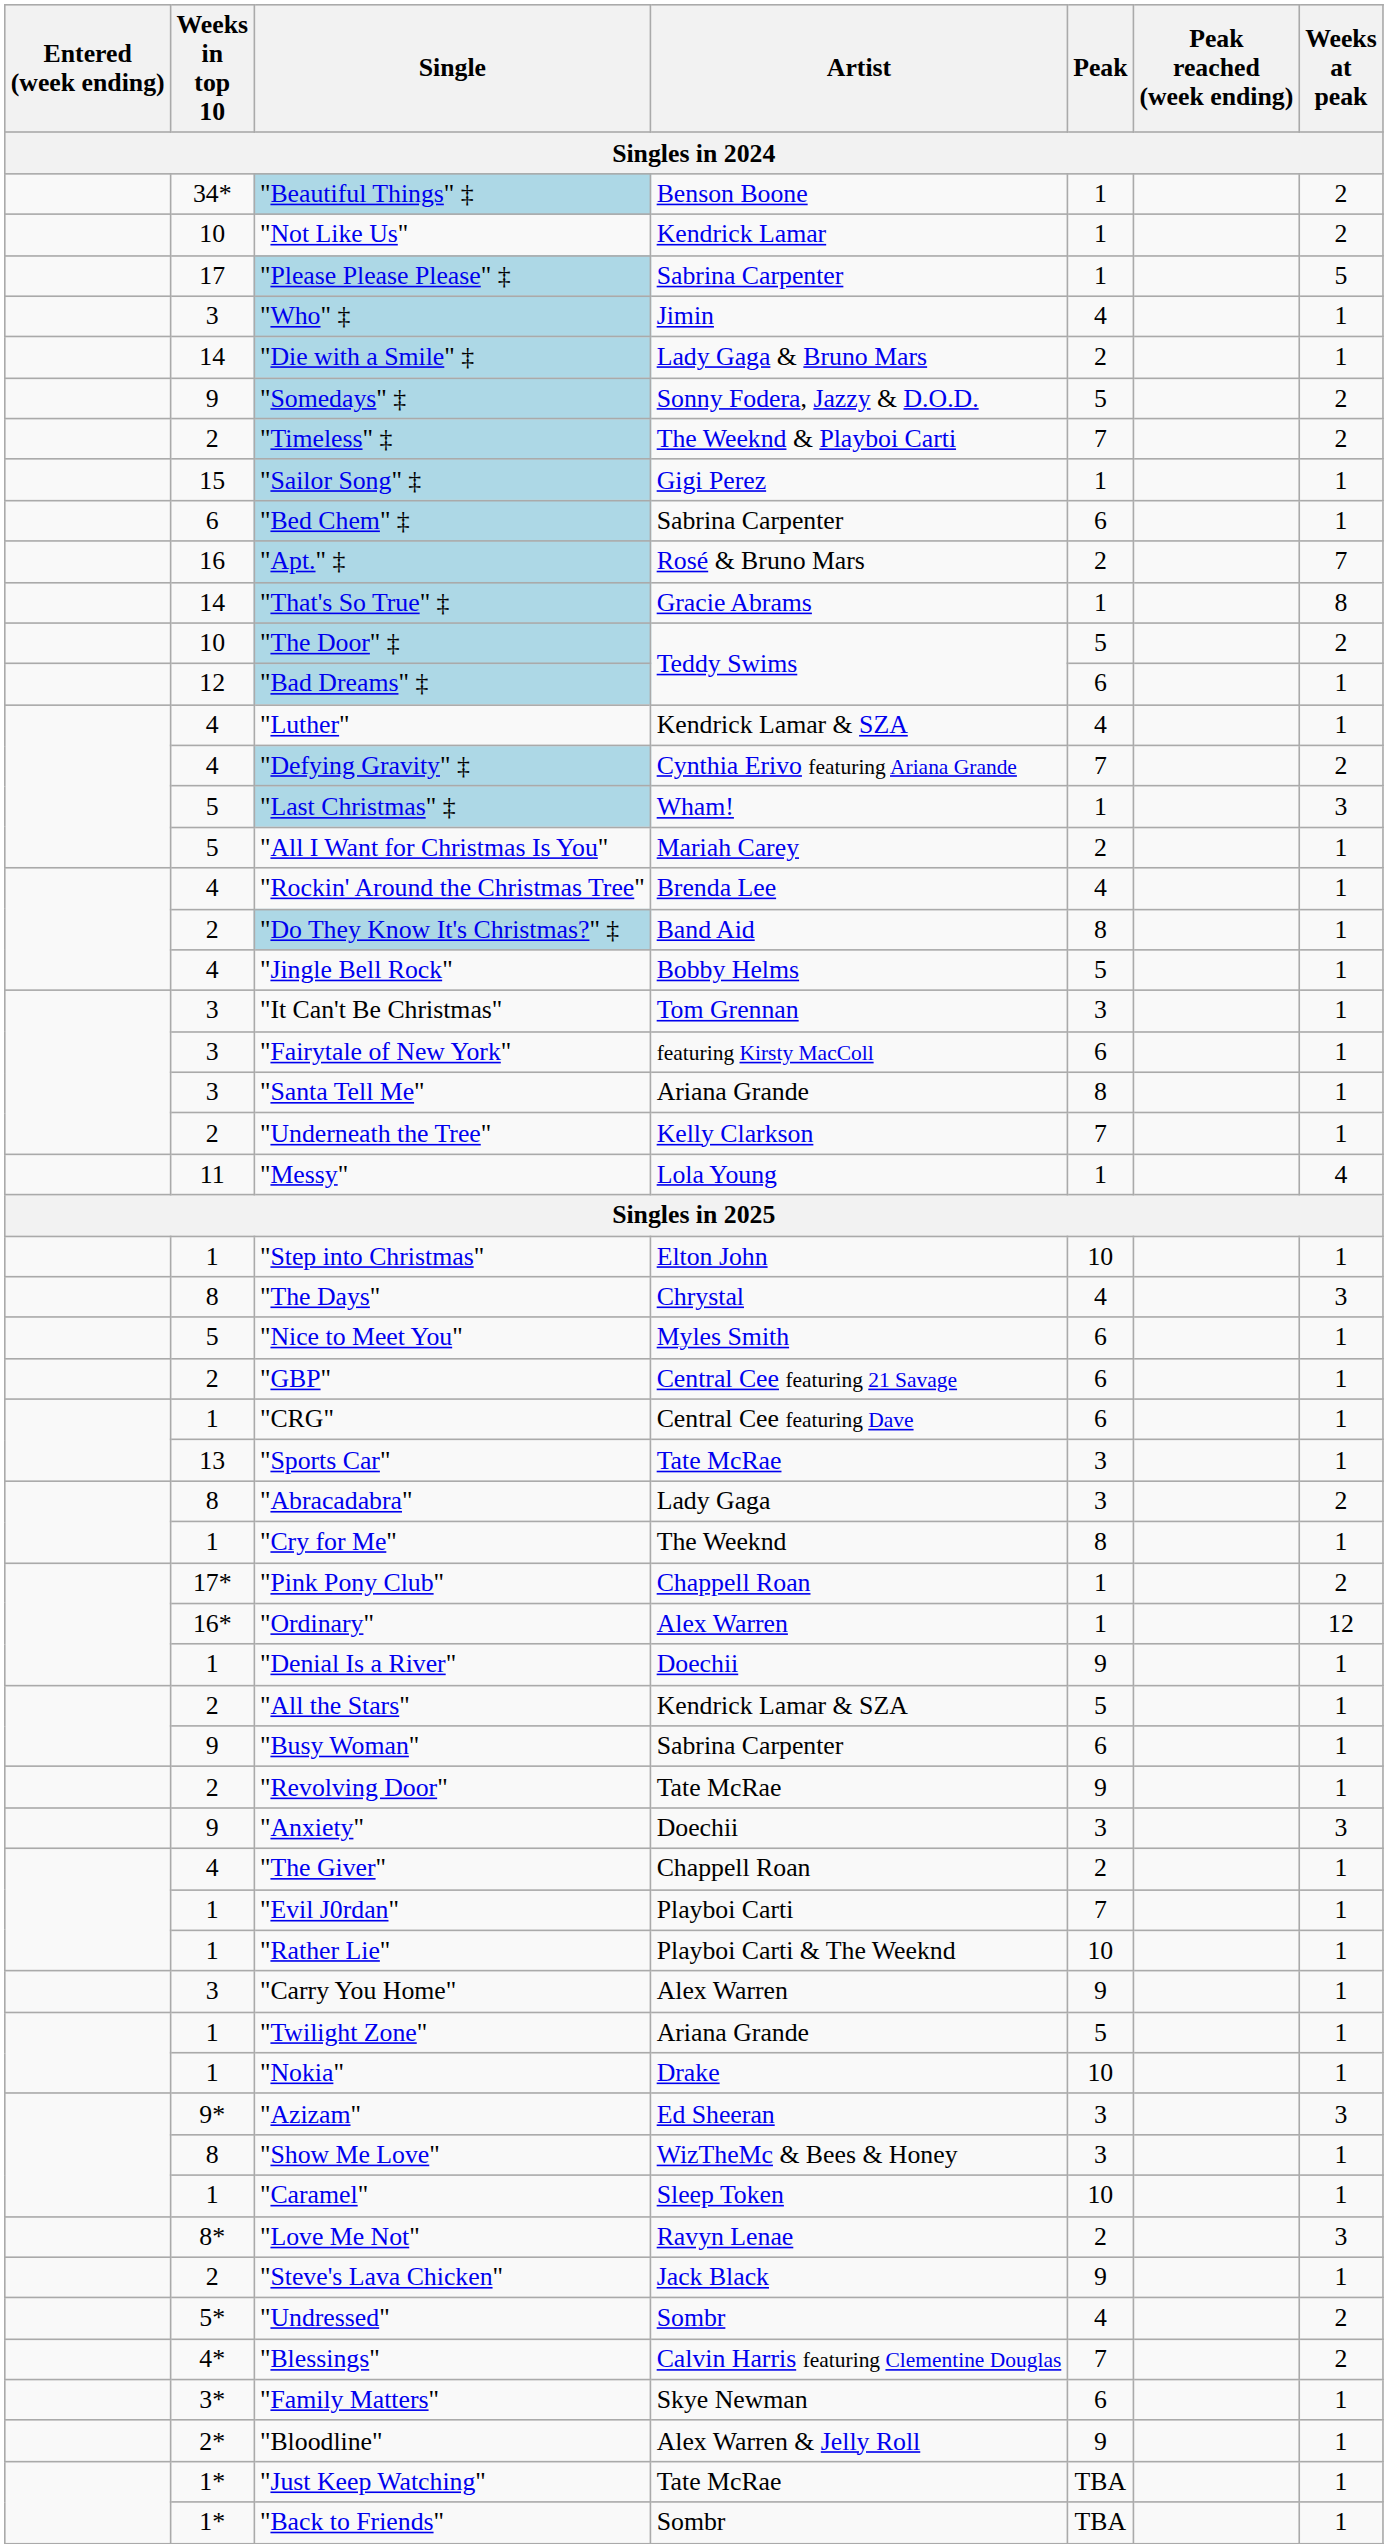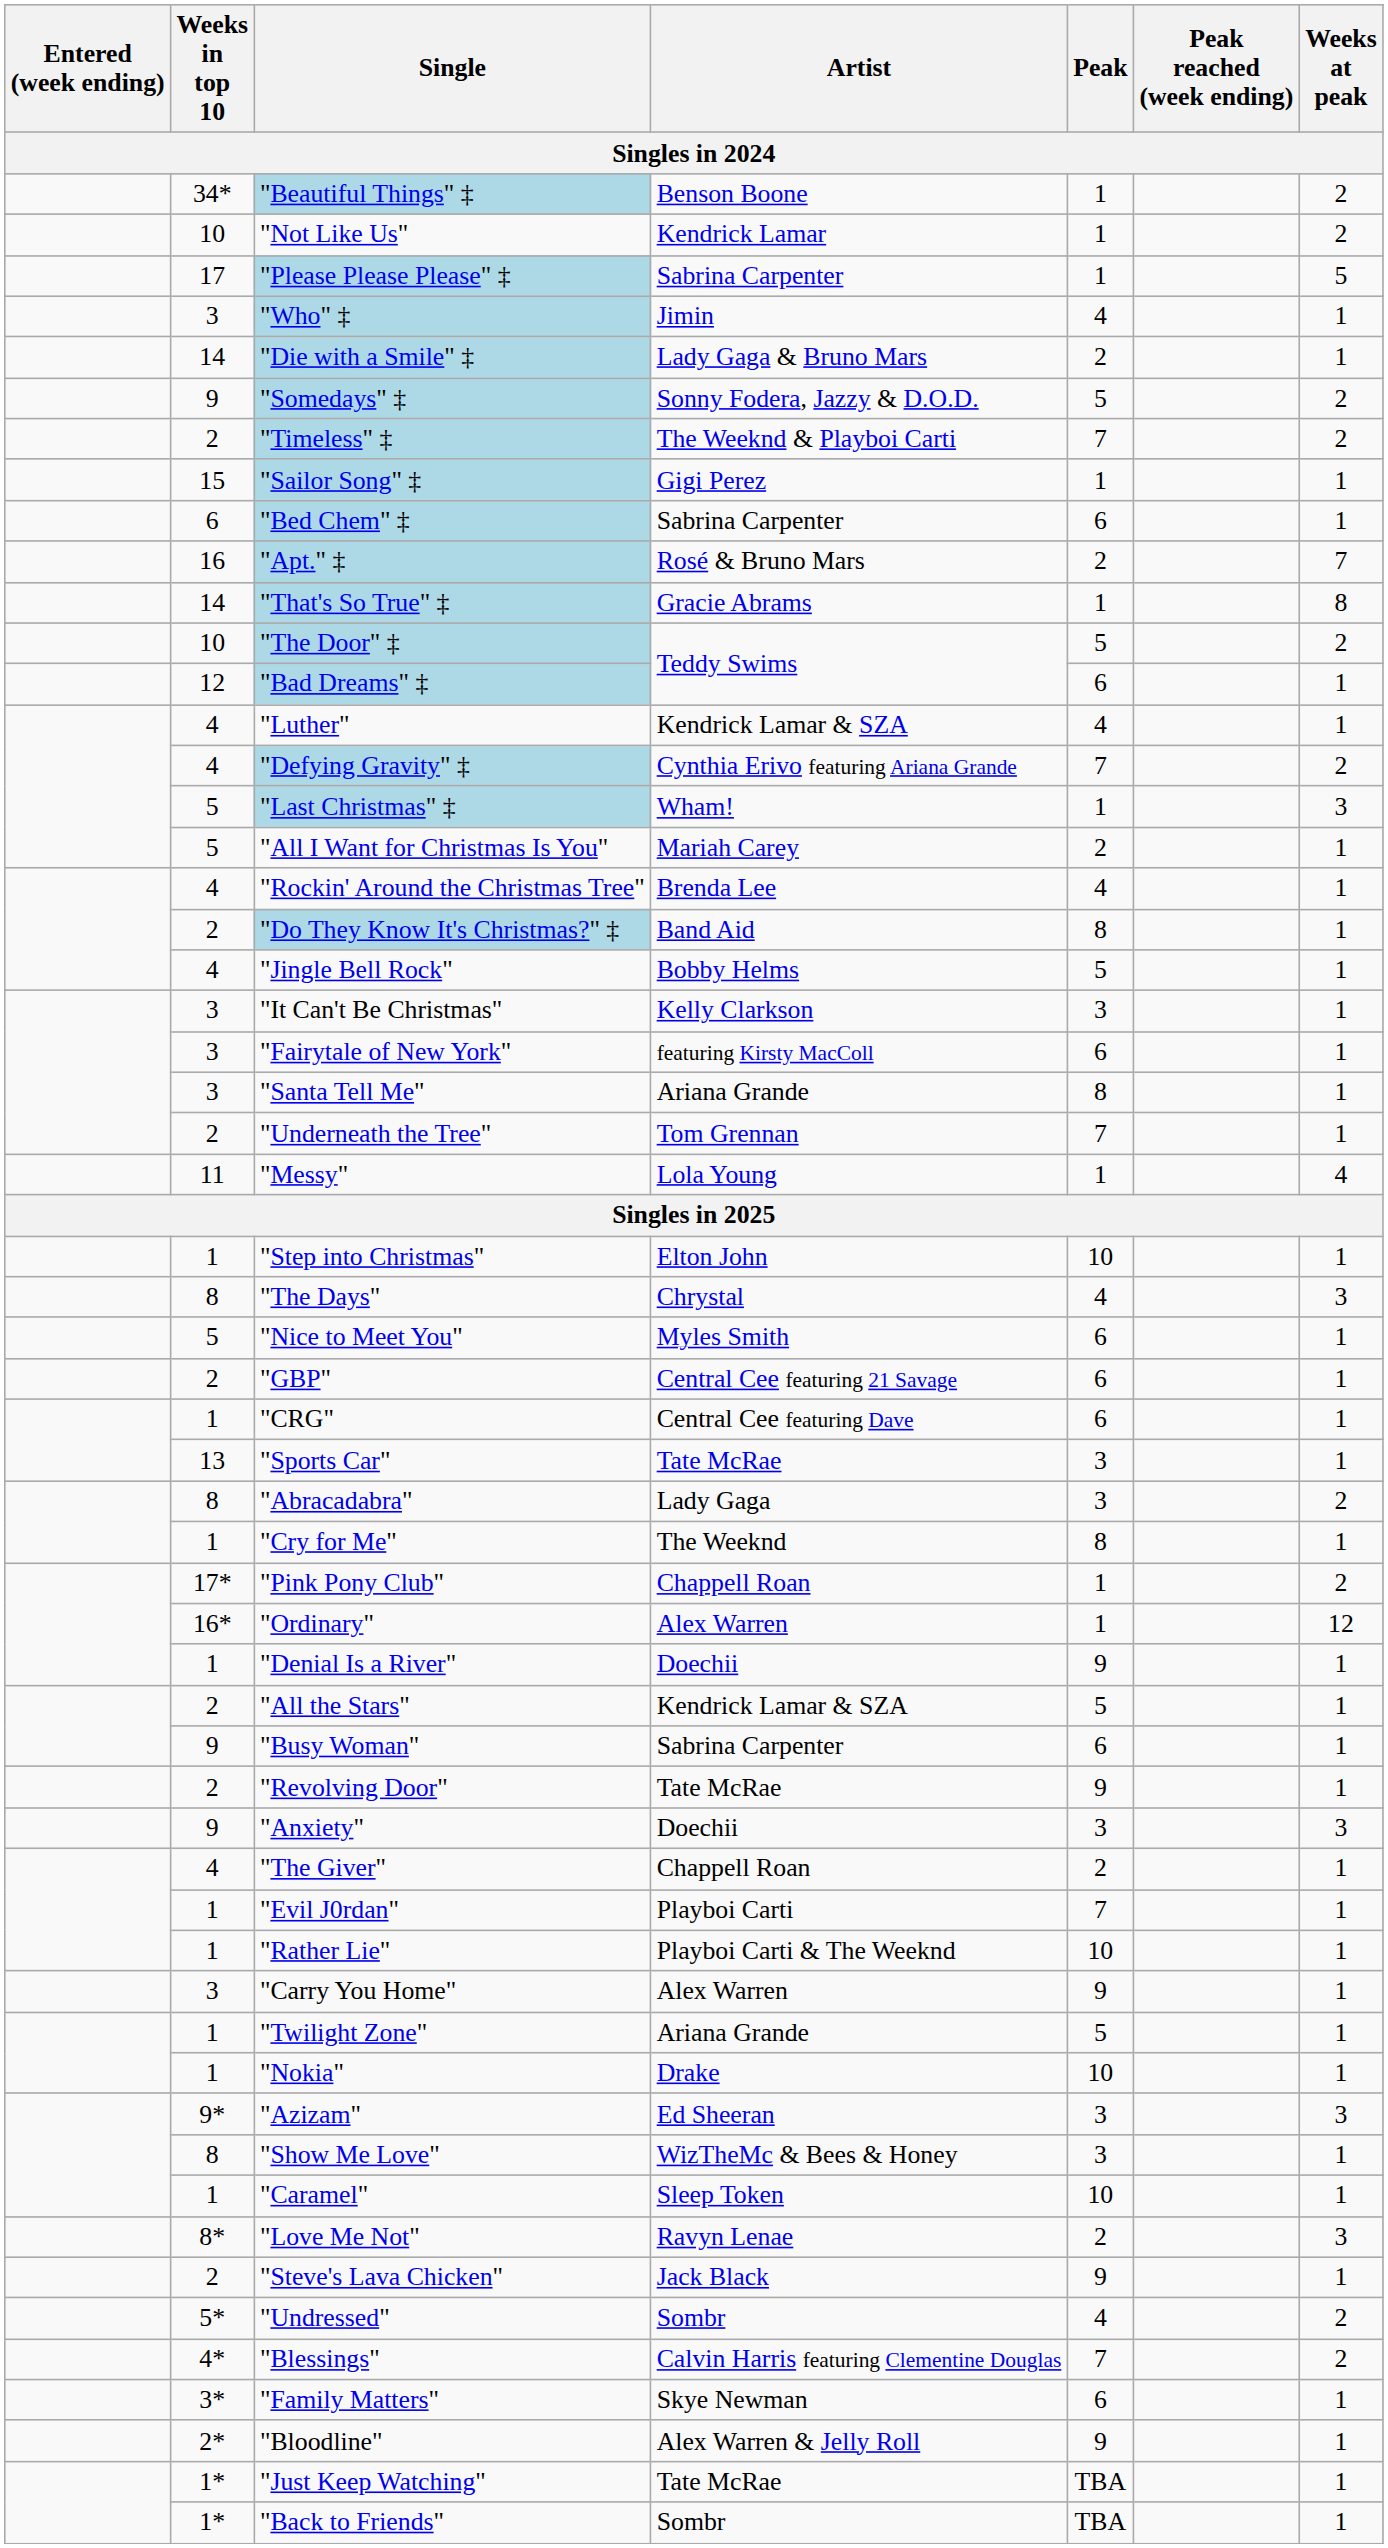(728, 1010) Tom Grennan -> (735, 1010) Kelly Clarkson
(735, 1133) Kelly Clarkson -> (728, 1133) Tom Grennan
